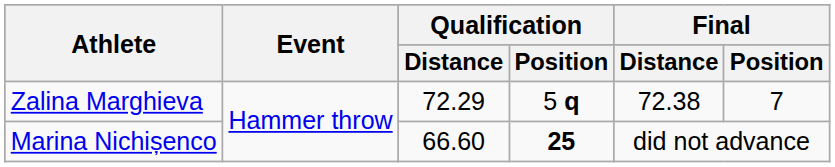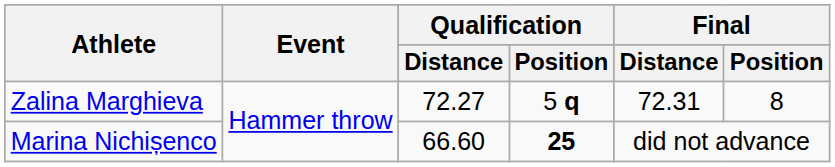(454, 102) 72.29 -> (454, 102) 72.27
(669, 102) 72.38 -> (669, 102) 72.31
(777, 102) 7 -> (777, 102) 8
